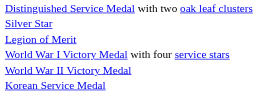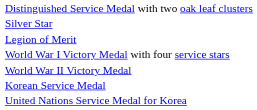+ row: (96, 100)
